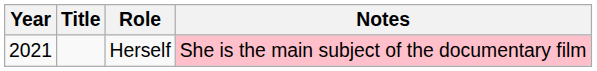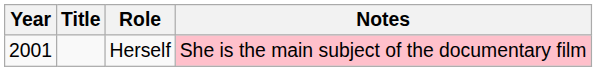(31, 50) 2021 -> (31, 50) 2001
